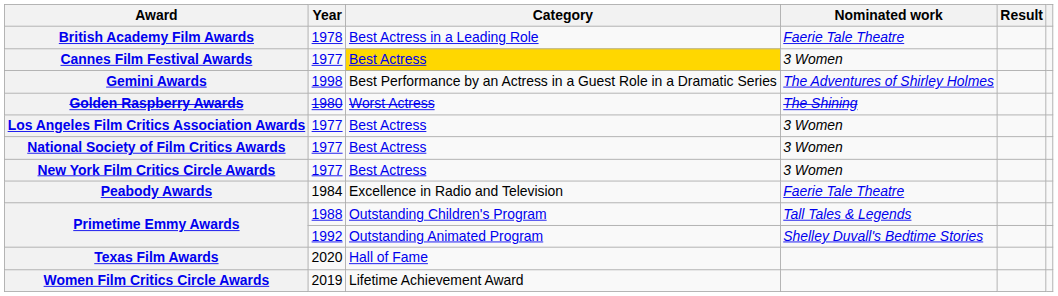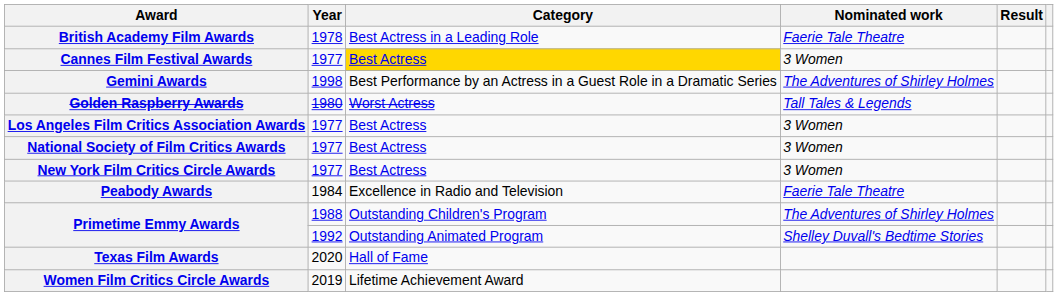(820, 103) The Shining -> (847, 103) Tall Tales & Legends
(847, 214) Tall Tales & Legends -> (889, 214) The Adventures of Shirley Holmes
